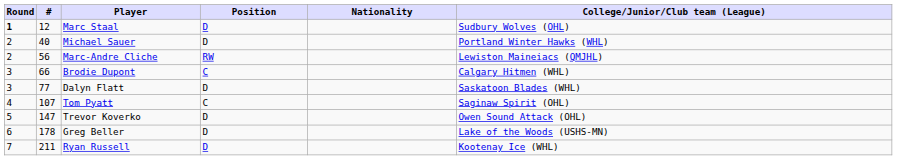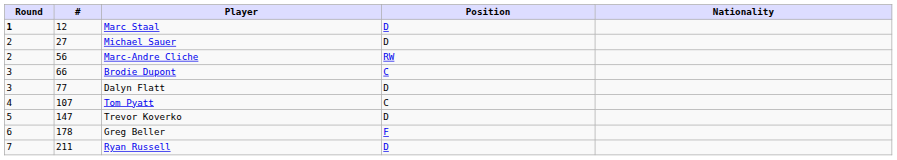- column: (674, 12)
(44, 42) 40 -> (61, 42) 27
(205, 132) D -> (386, 132) F
